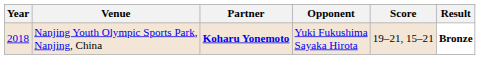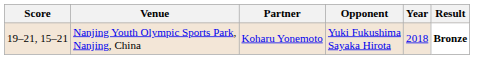columns swapped: (18, 14) <-> (403, 14)
(246, 38) bold -> (282, 38) normal
